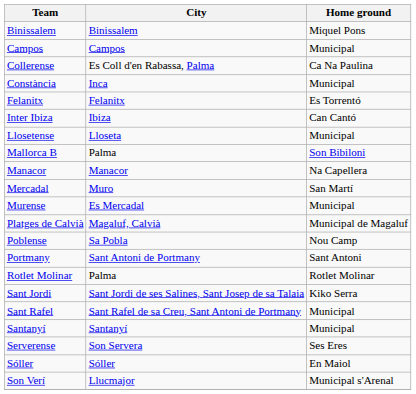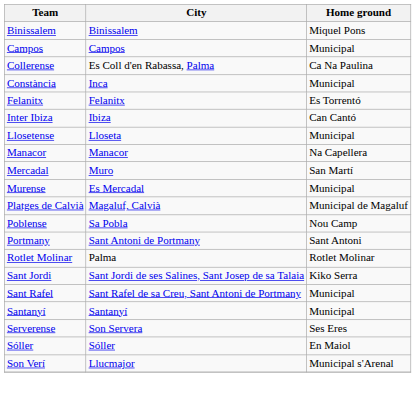- row: (32, 153)
